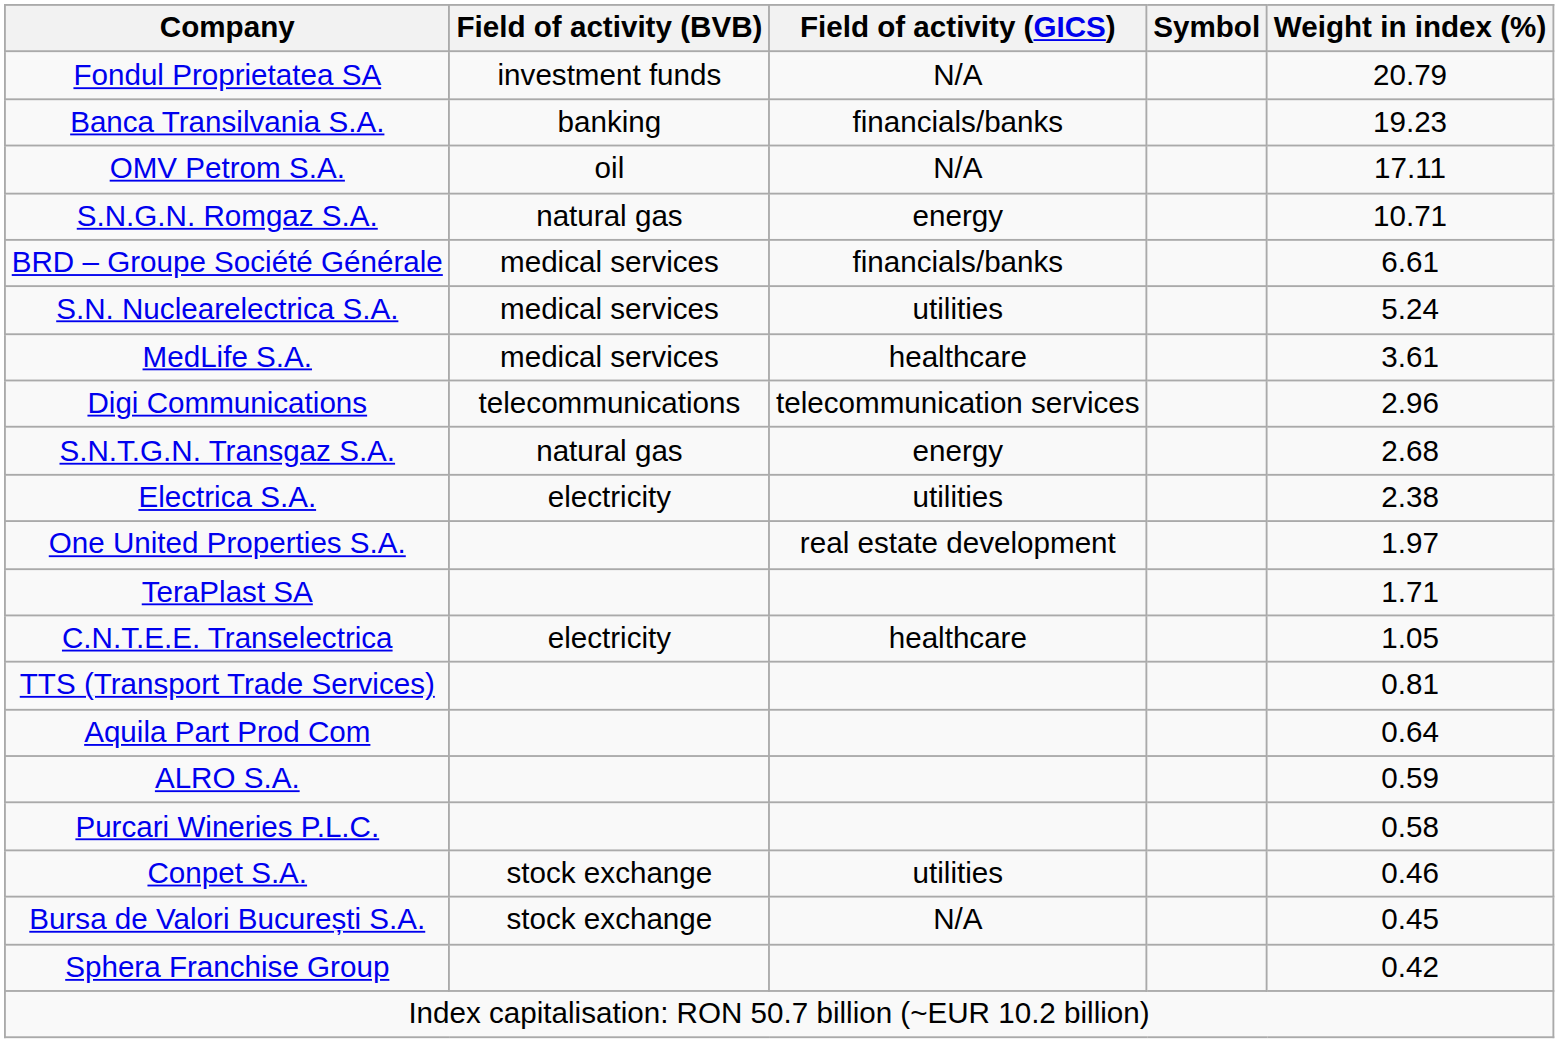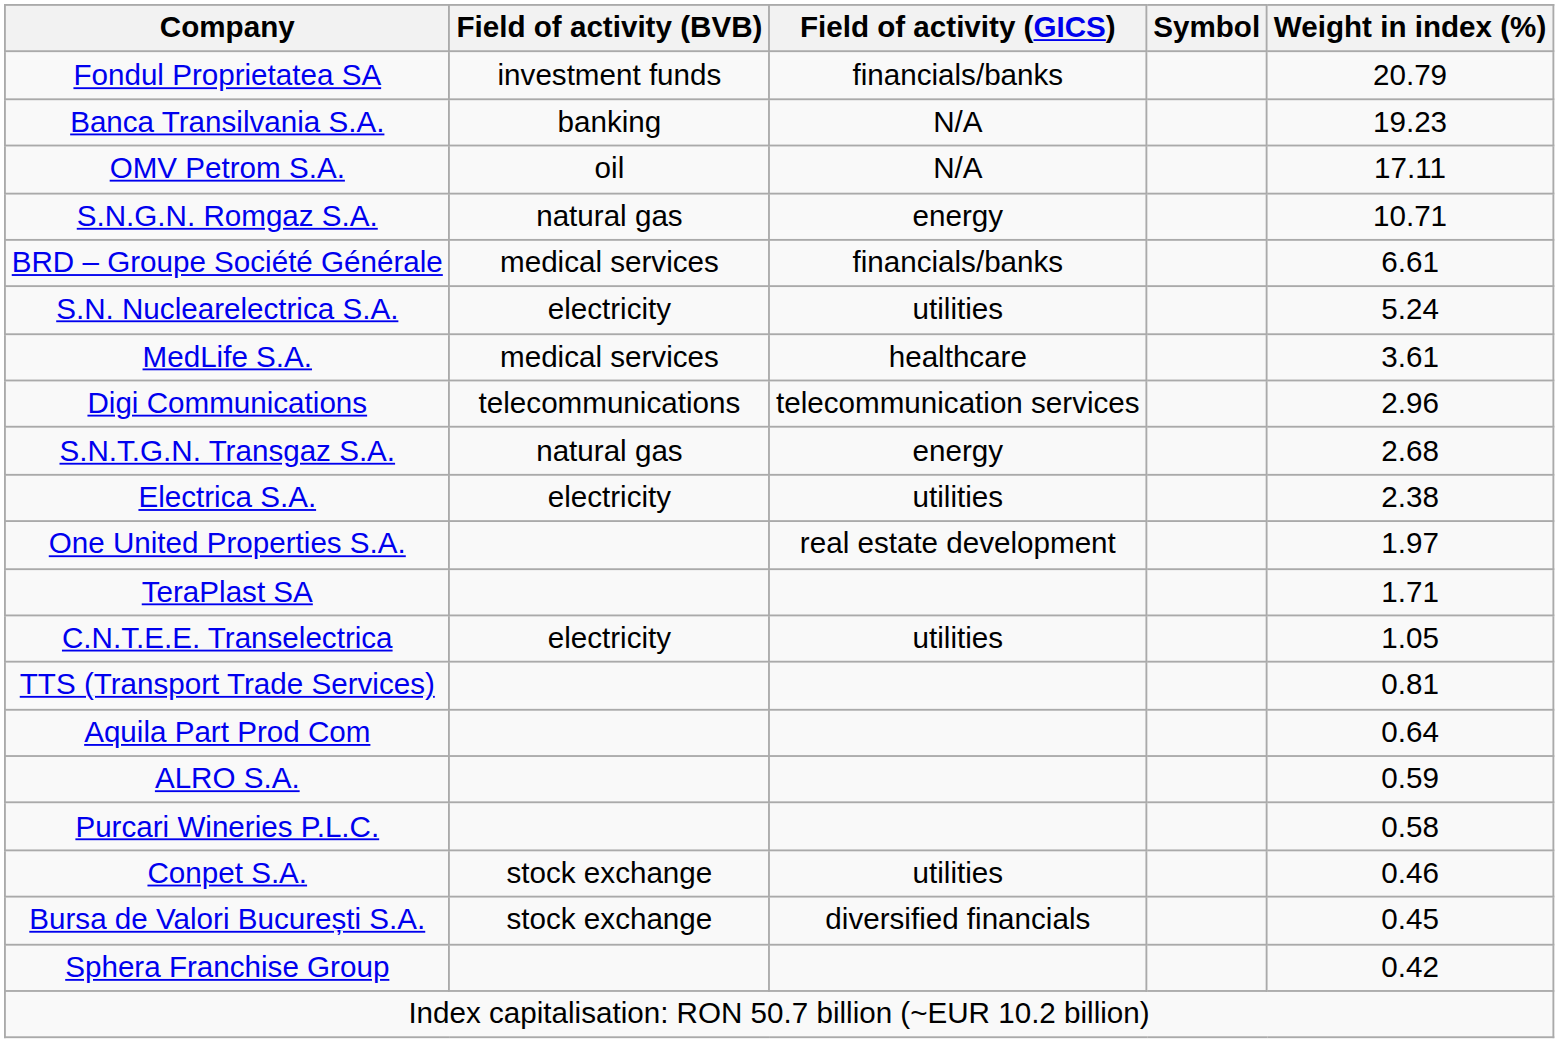(958, 74) N/A -> (958, 74) financials/banks
(958, 121) financials/banks -> (958, 121) N/A
(609, 309) medical services -> (609, 309) electricity
(958, 638) healthcare -> (958, 638) utilities
(958, 919) N/A -> (958, 919) diversified financials
